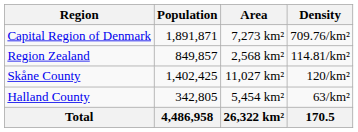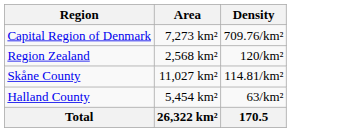- column: (187, 14)
(320, 55) 114.81/km² -> (262, 55) 120/km²
(328, 76) 120/km² -> (254, 76) 114.81/km²
